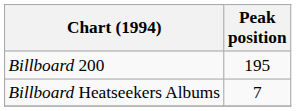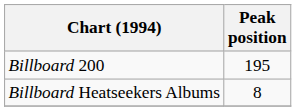(257, 92) 7 -> (257, 92) 8
